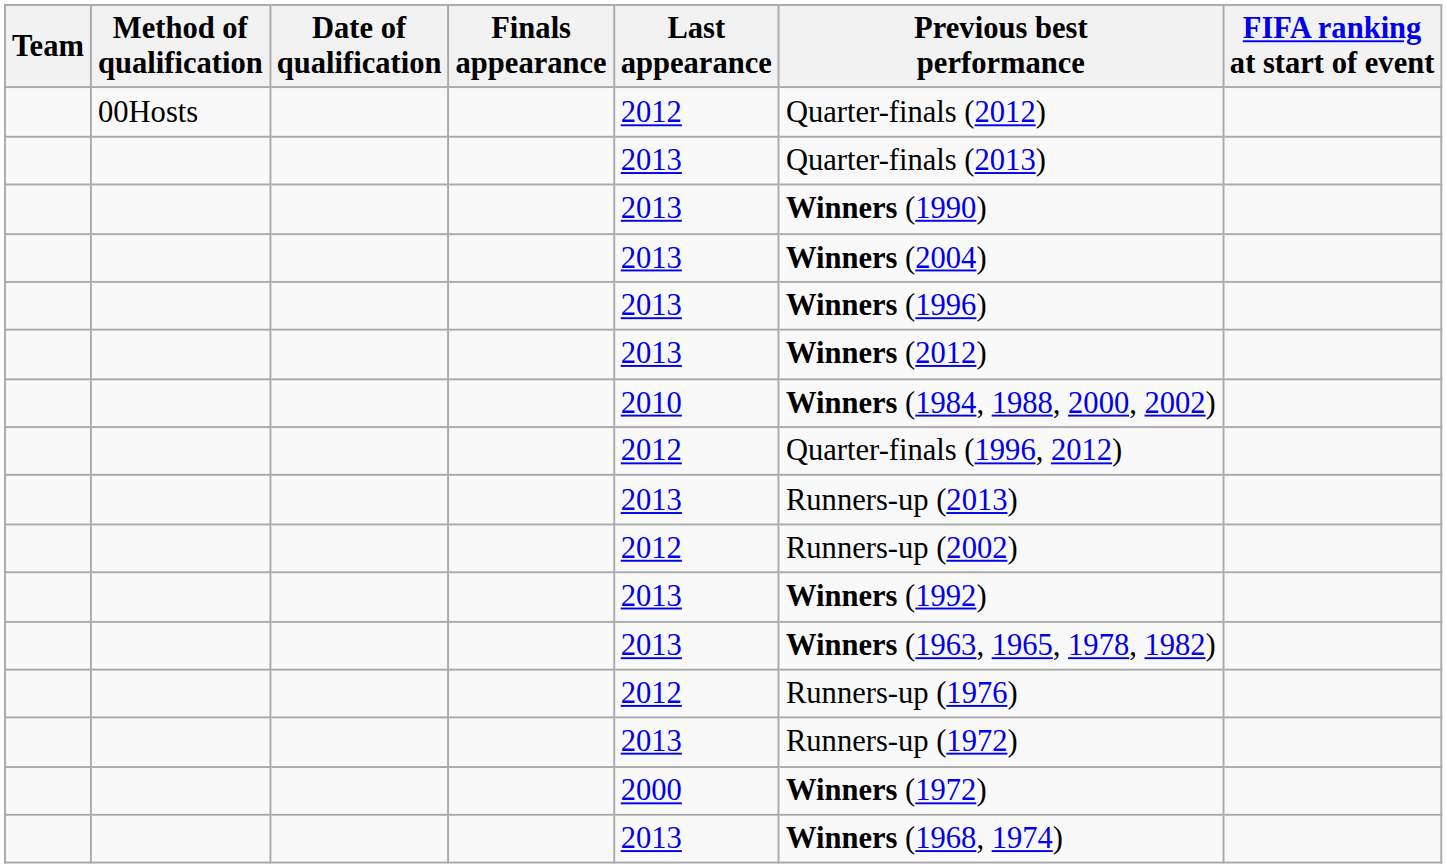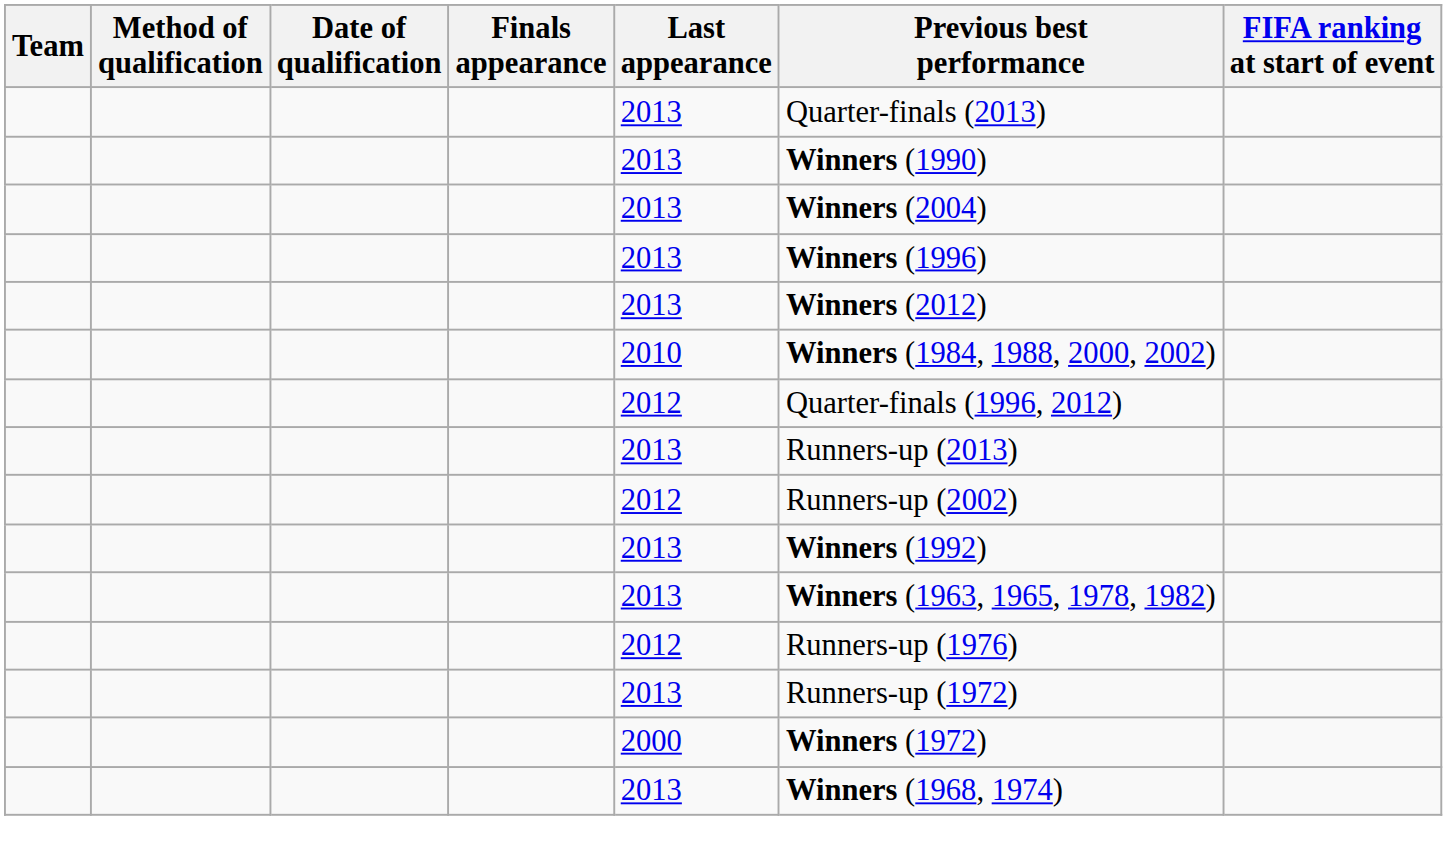- row: (48, 112)
